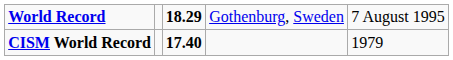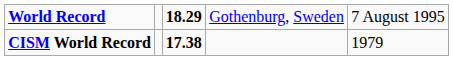(184, 42) 17.40 -> (184, 42) 17.38
